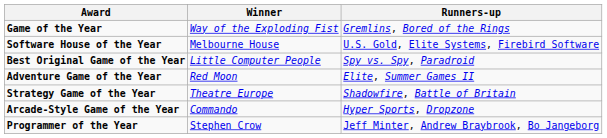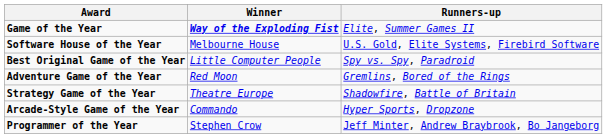(264, 29) normal -> (264, 29) bold
(427, 29) Gremlins, Bored of the Rings -> (409, 29) Elite, Summer Games II
(409, 77) Elite, Summer Games II -> (427, 77) Gremlins, Bored of the Rings
